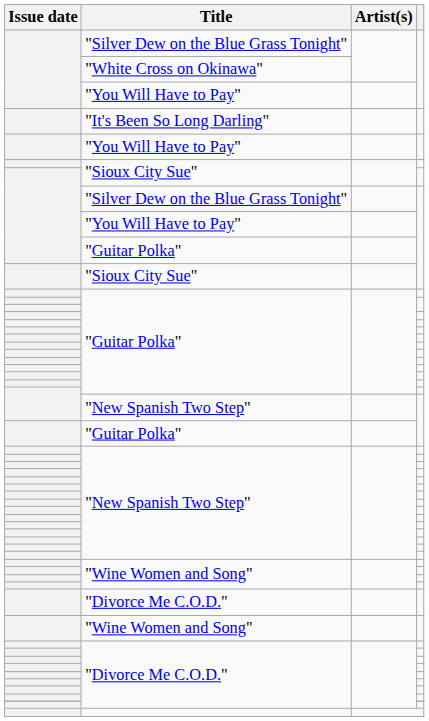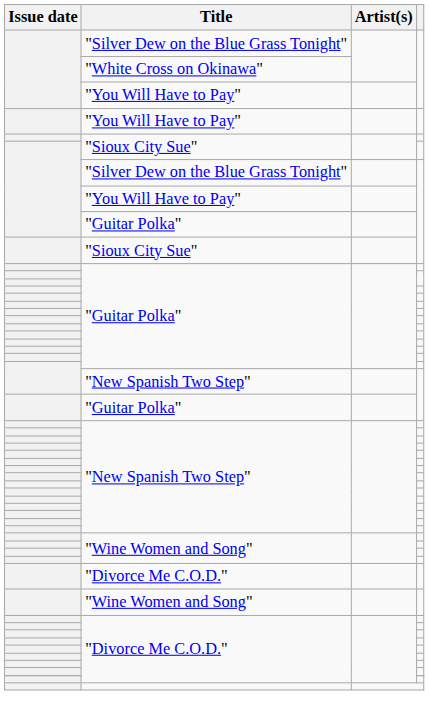- row: (43, 121)
